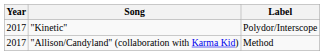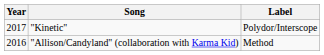(16, 43) 2017 -> (16, 43) 2016
